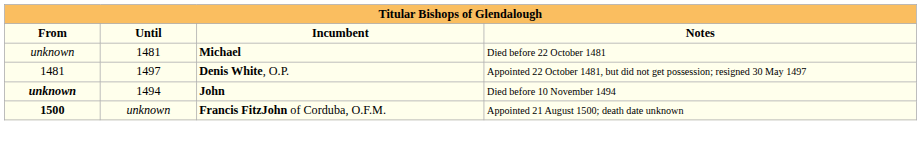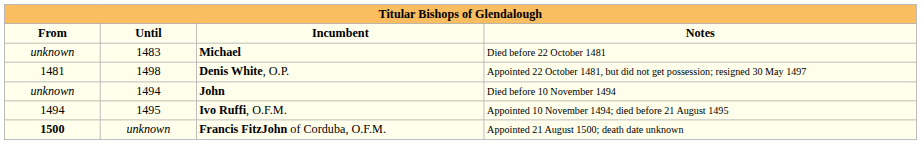(148, 52) 1481 -> (148, 52) 1483
(148, 71) 1497 -> (148, 71) 1498
(52, 91) bold -> (52, 91) normal
+ row: (243, 110)
